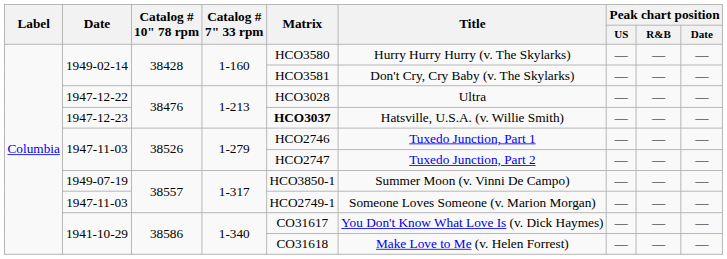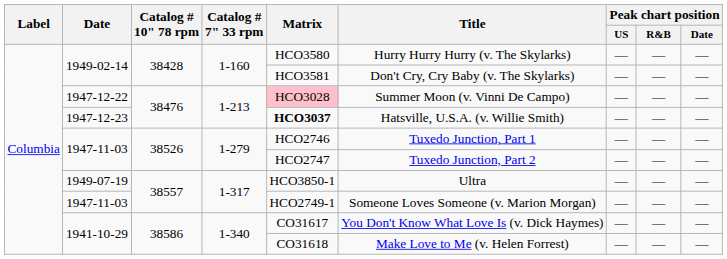(302, 96) no background -> (302, 96) pink background
(472, 96) Ultra -> (472, 96) Summer Moon (v. Vinni De Campo)
(472, 180) Summer Moon (v. Vinni De Campo) -> (472, 180) Ultra
